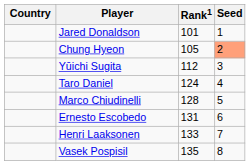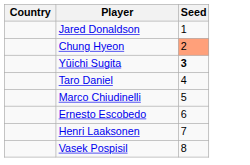- column: (196, 14)
(220, 66) normal -> (184, 64) bold
